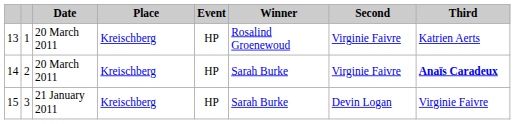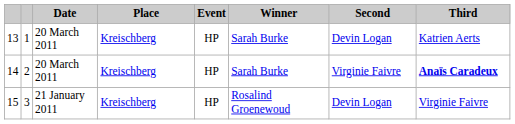(261, 38) Rosalind Groenewoud -> (260, 38) Sarah Burke
(366, 38) Virginie Faivre -> (362, 38) Devin Logan
(260, 102) Sarah Burke -> (261, 102) Rosalind Groenewoud
